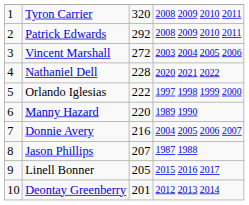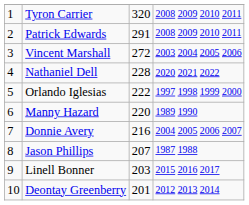(141, 33) 292 -> (141, 33) 291
(141, 170) 205 -> (141, 170) 203
